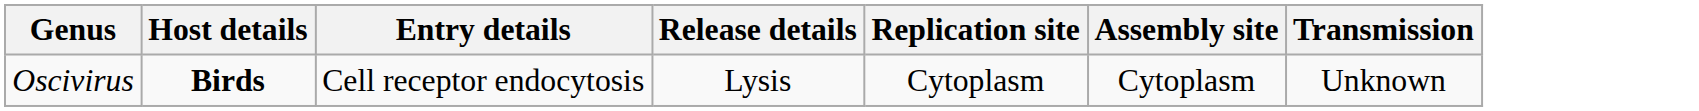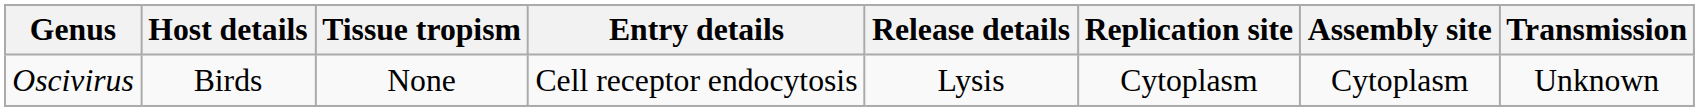+ column: (422, 29)
(228, 79) bold -> (228, 79) normal
